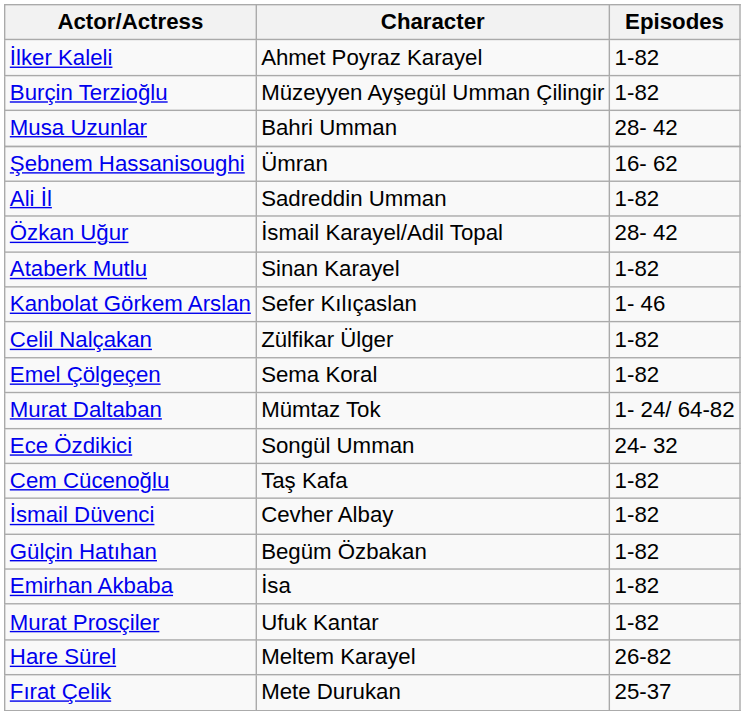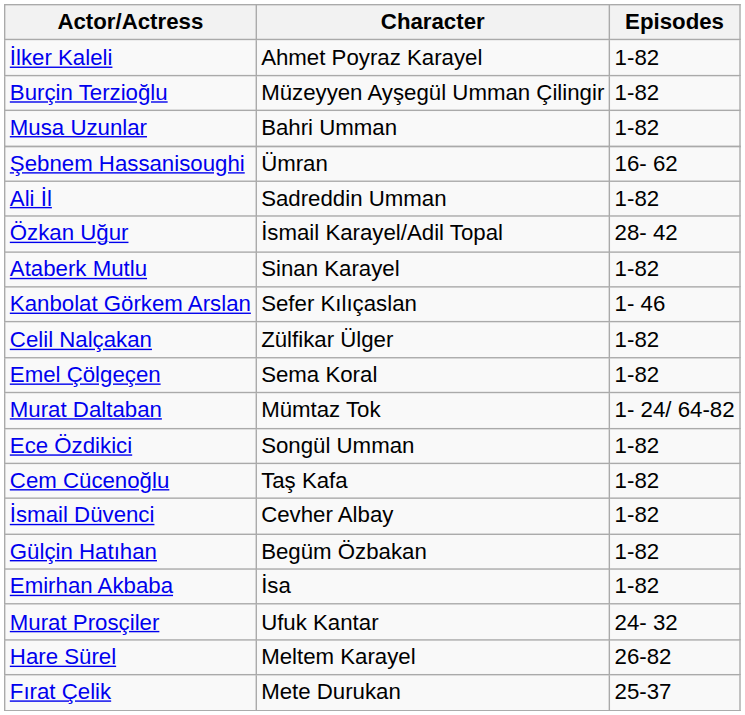(646, 127) 28- 42 -> (637, 127) 1-82
(646, 445) 24- 32 -> (637, 445) 1-82
(637, 621) 1-82 -> (646, 621) 24- 32
